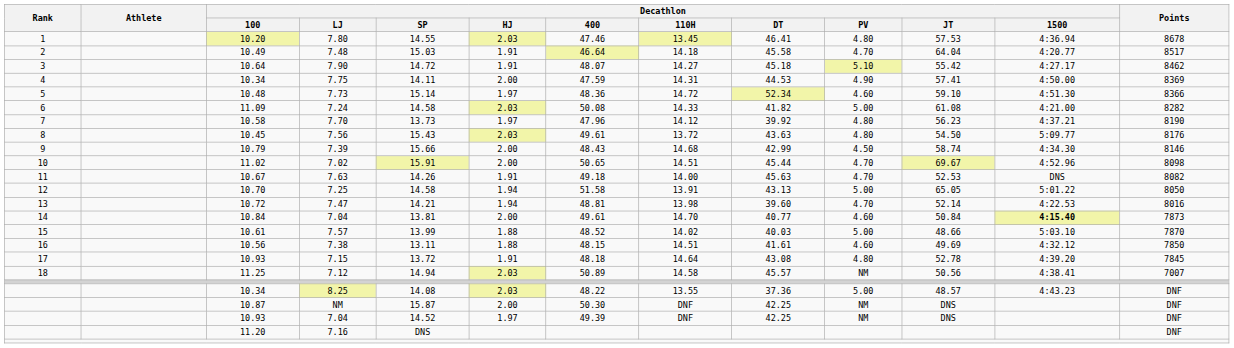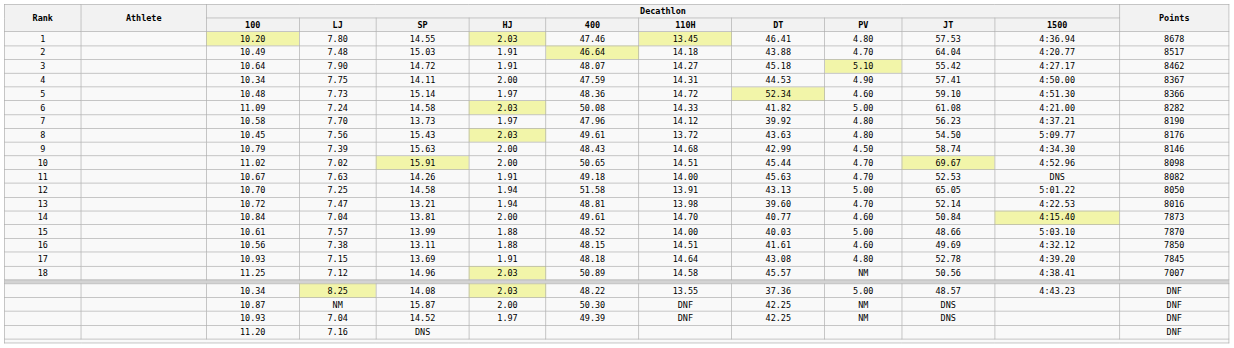(778, 53) 45.58 -> (778, 53) 43.88
(1174, 80) 8369 -> (1174, 80) 8367
(423, 149) 15.66 -> (423, 149) 15.63
(423, 204) 14.21 -> (423, 204) 13.21
(1057, 218) bold -> (1057, 218) normal
(685, 232) 14.02 -> (685, 232) 14.00
(423, 259) 13.72 -> (423, 259) 13.69
(423, 273) 14.94 -> (423, 273) 14.96
